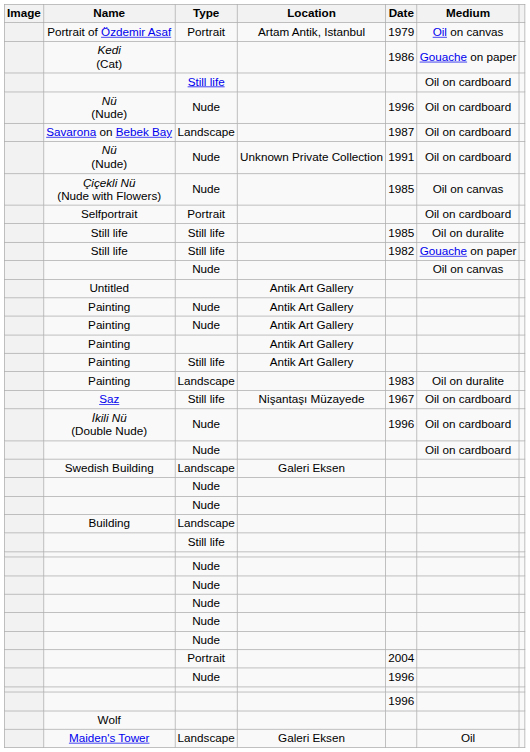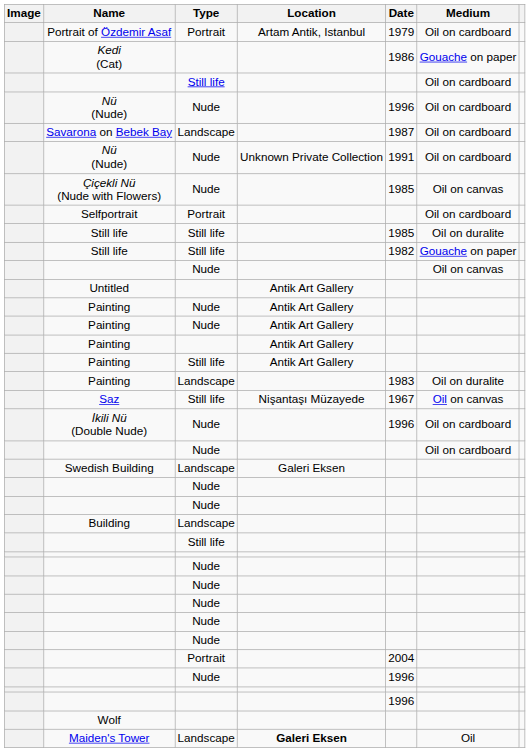(468, 32) Oil on canvas -> (468, 32) Oil on cardboard
(468, 399) Oil on cardboard -> (468, 399) Oil on canvas
(312, 738) normal -> (312, 738) bold
